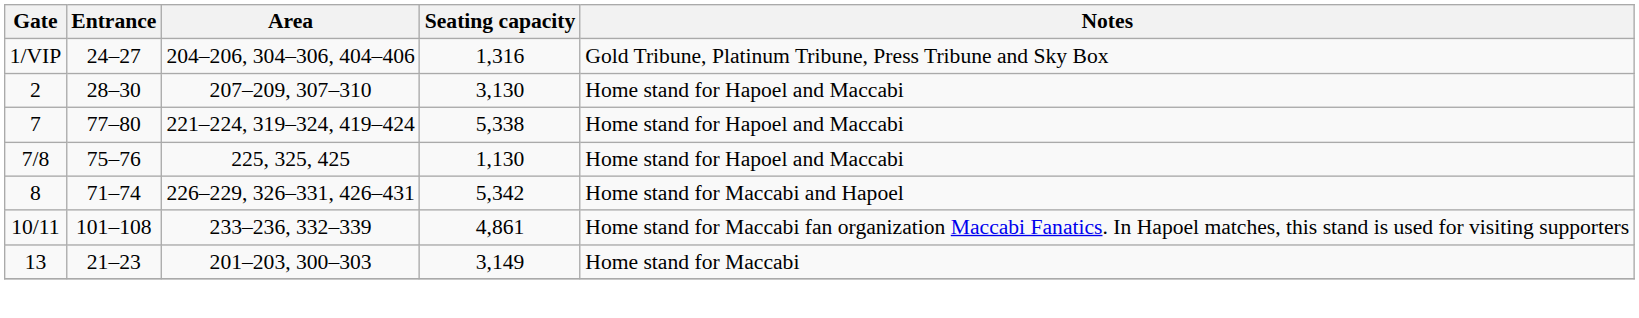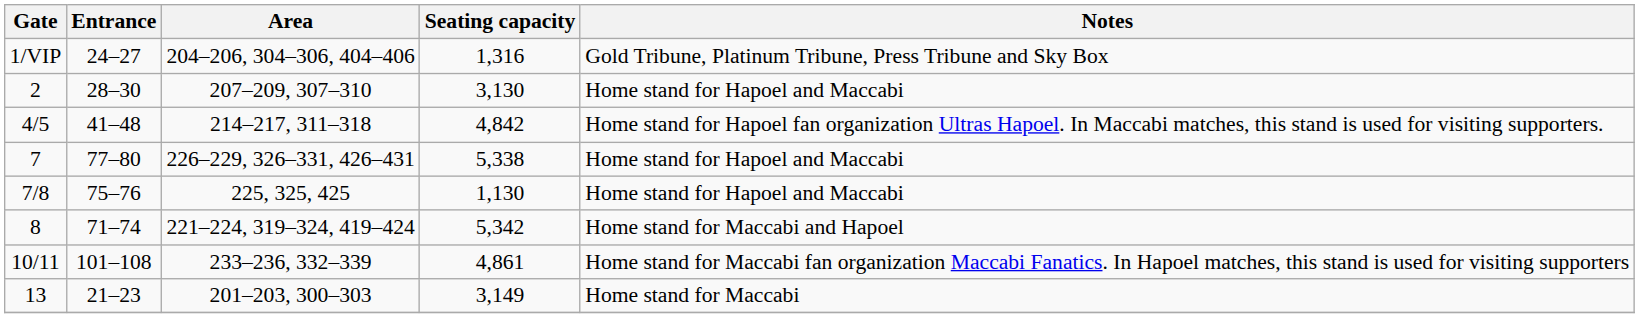+ row: (35, 124)
(291, 124) 221–224, 319–324, 419–424 -> (291, 158) 226–229, 326–331, 426–431
(291, 192) 226–229, 326–331, 426–431 -> (291, 227) 221–224, 319–324, 419–424
